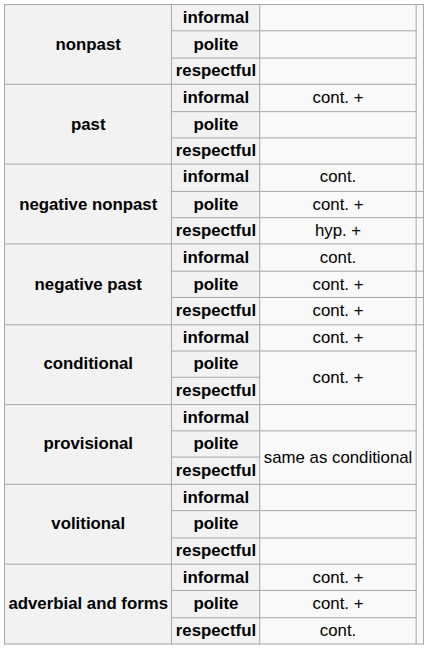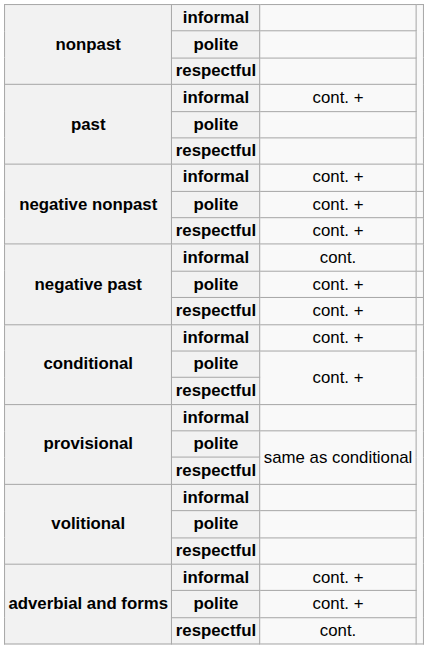(338, 177) cont. -> (338, 177) cont. +
(338, 230) hyp. + -> (338, 230) cont. +
